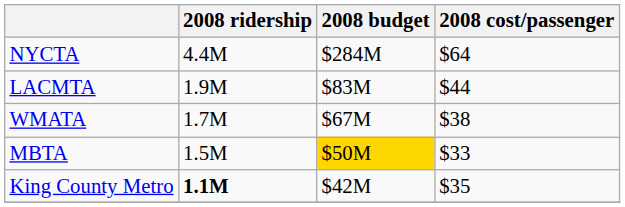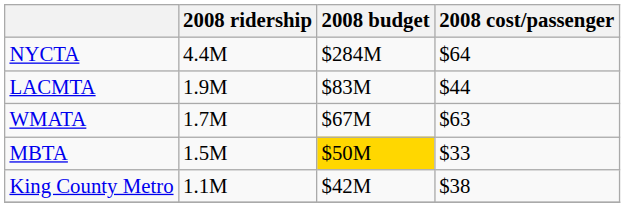(455, 119) $38 -> (455, 119) $63
(206, 185) bold -> (205, 185) normal
(455, 185) $35 -> (455, 185) $38
